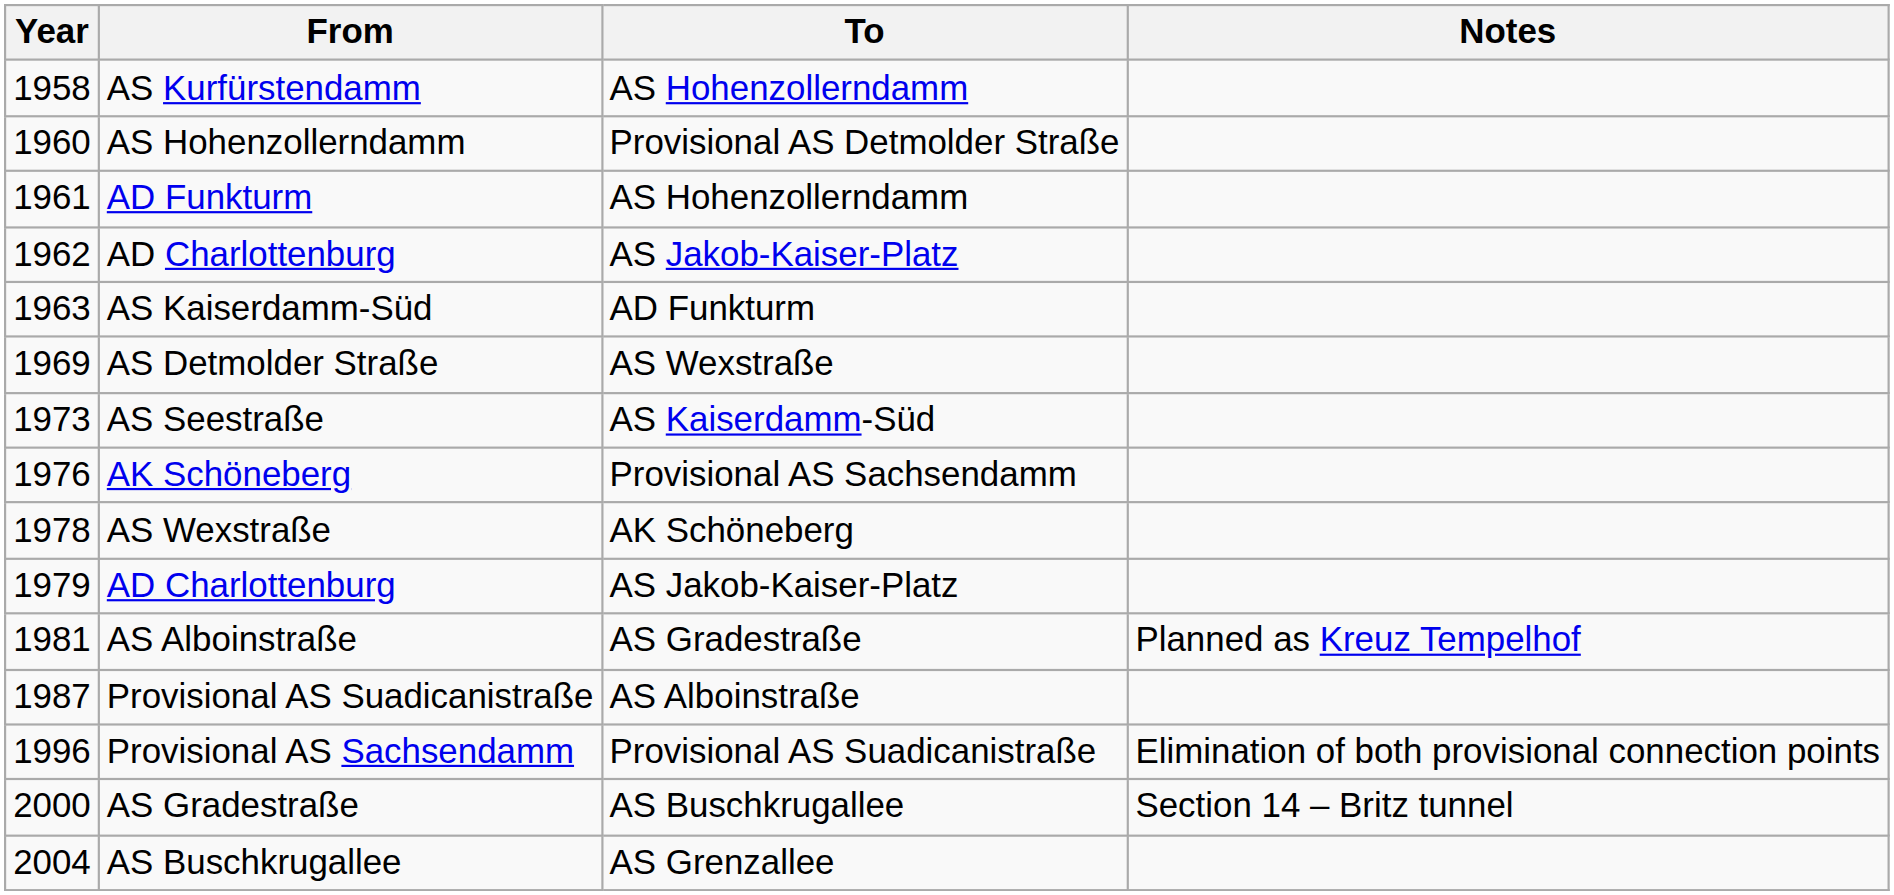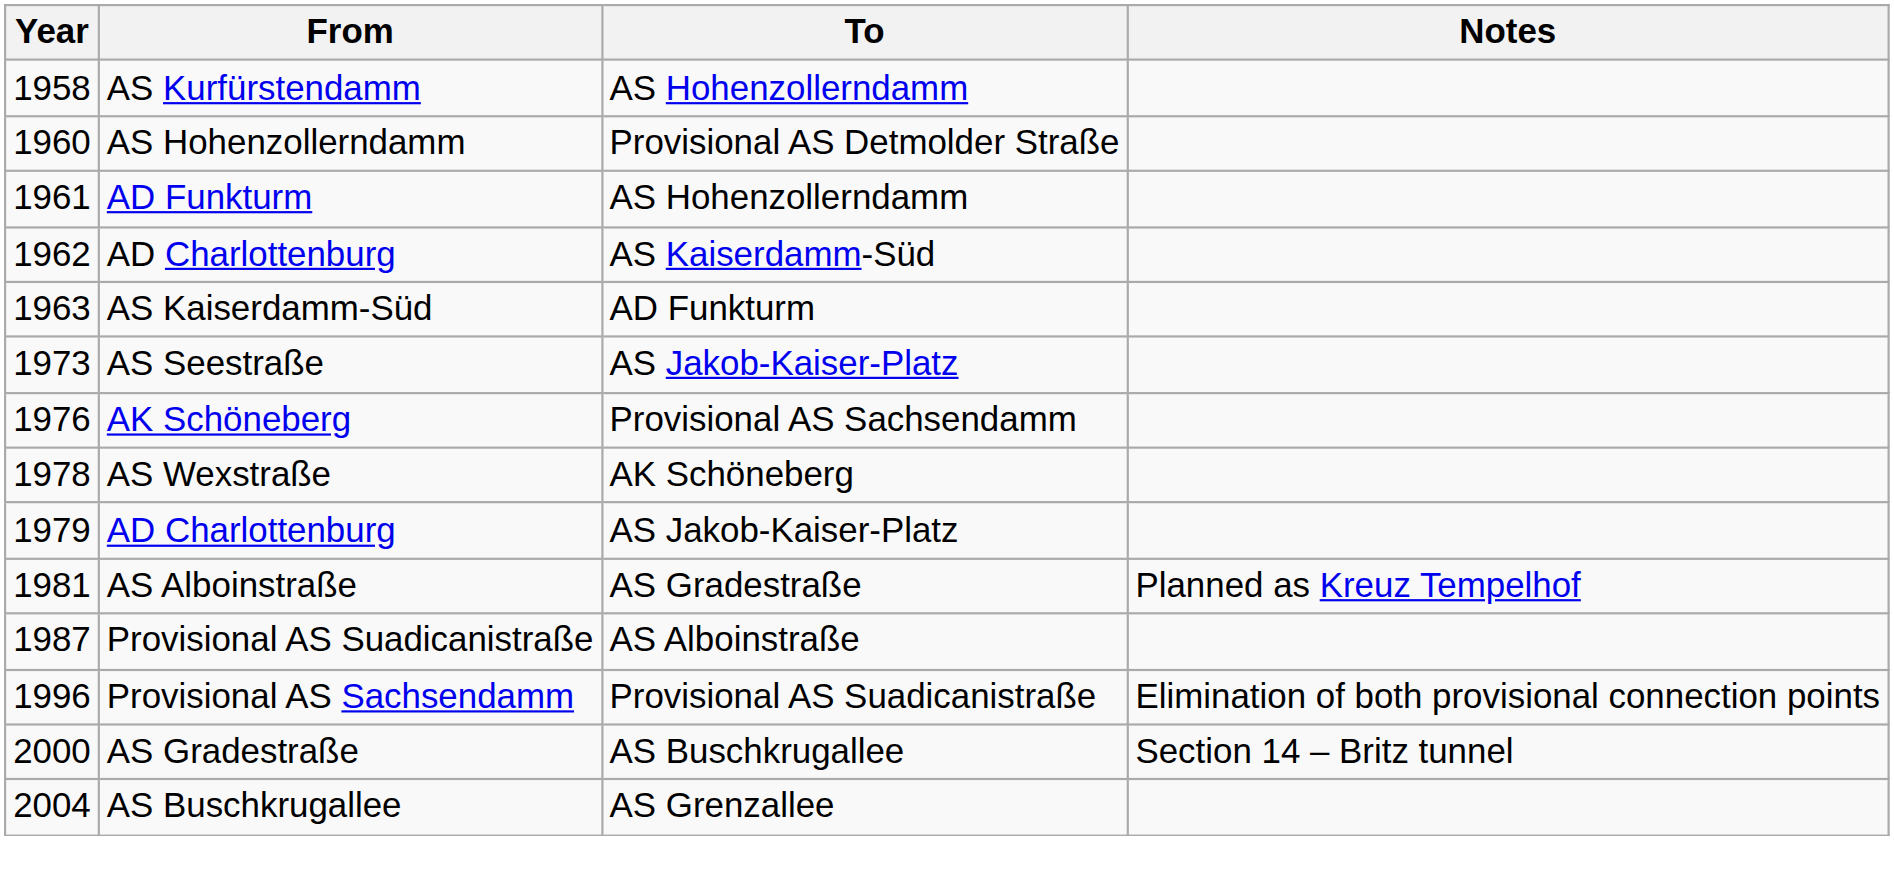(784, 253) AS Jakob-Kaiser-Platz -> (772, 253) AS Kaiserdamm-Süd
- row: (52, 364)
(772, 419) AS Kaiserdamm-Süd -> (784, 364) AS Jakob-Kaiser-Platz
